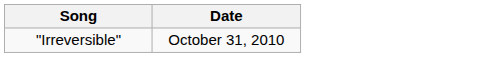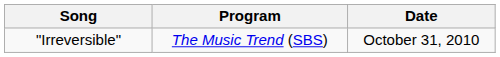+ column: (250, 16)
